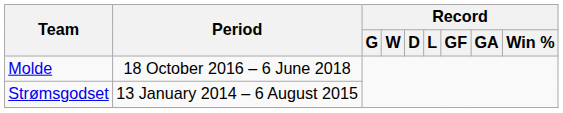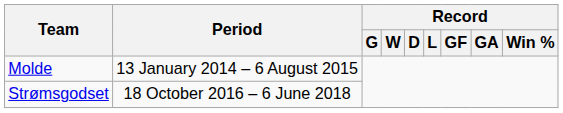(237, 68) 18 October 2016 – 6 June 2018 -> (237, 68) 13 January 2014 – 6 August 2015
(237, 94) 13 January 2014 – 6 August 2015 -> (237, 94) 18 October 2016 – 6 June 2018
